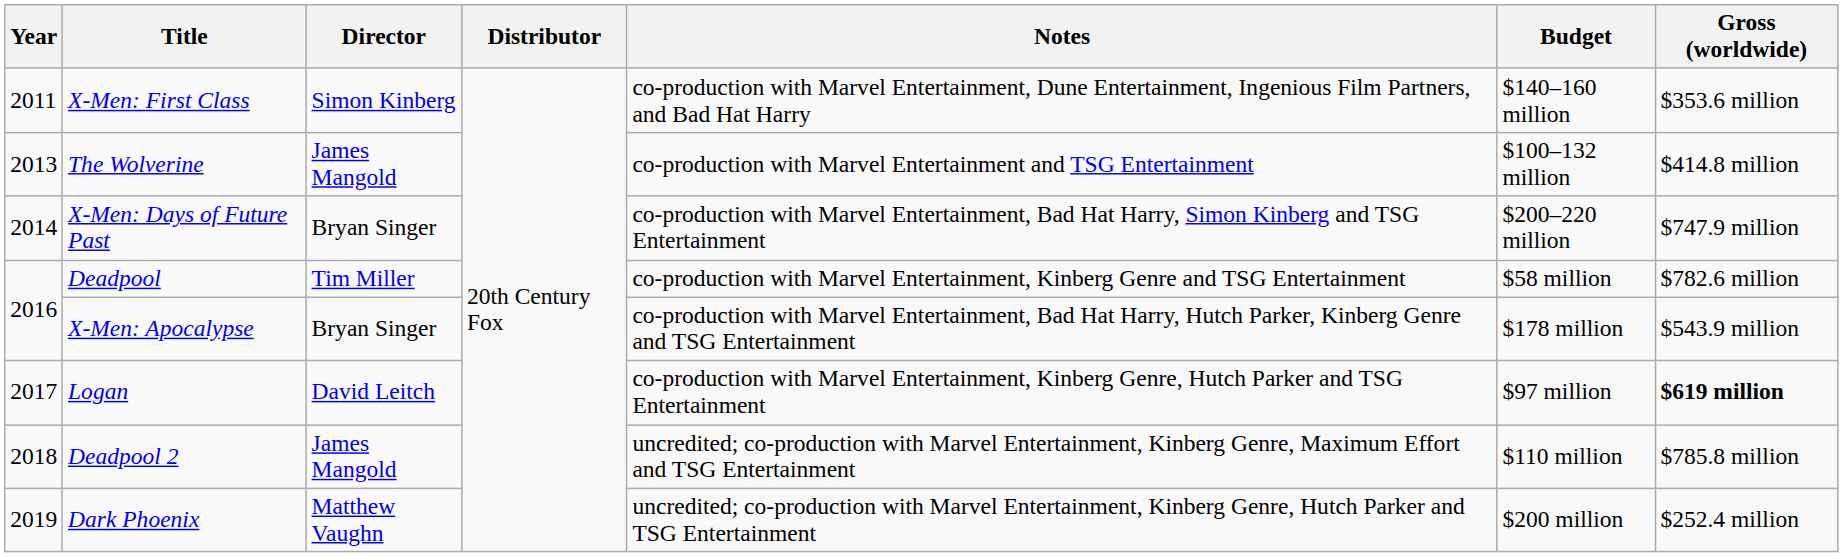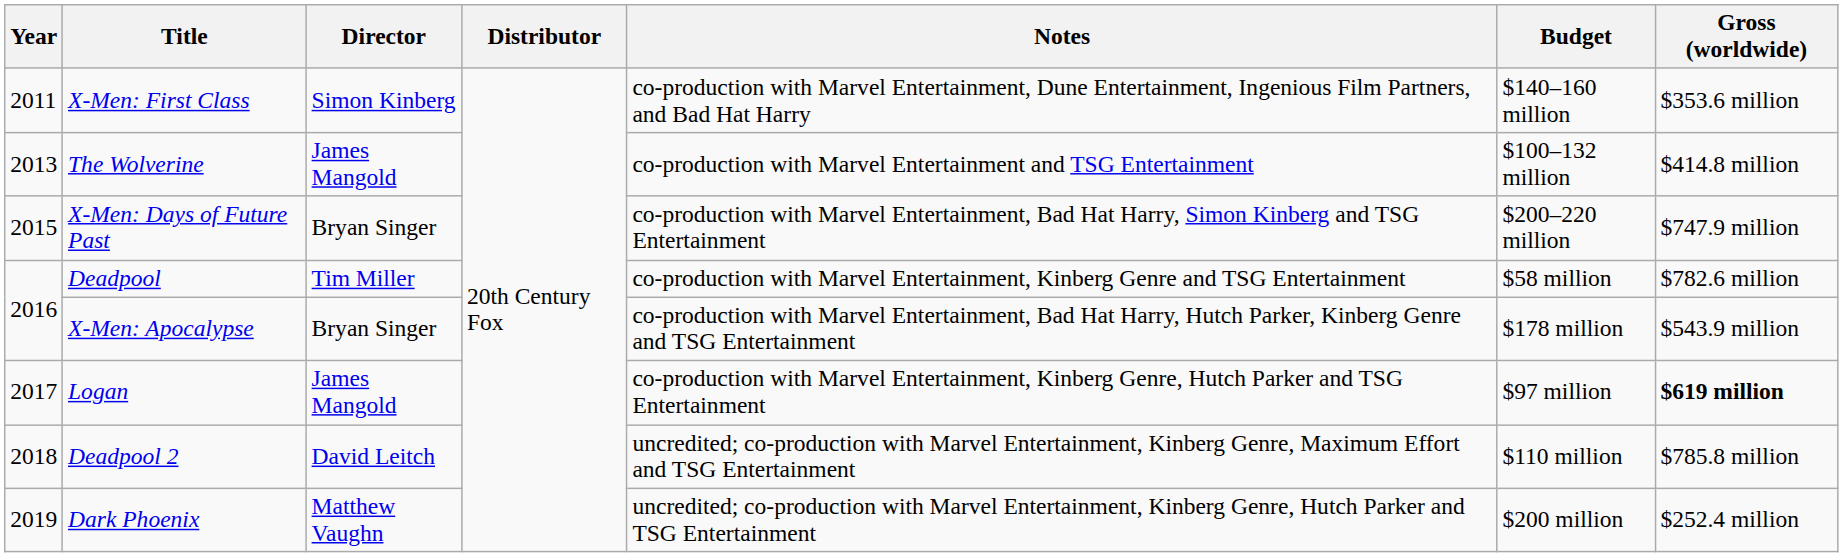(34, 227) 2014 -> (34, 227) 2015
(373, 392) David Leitch -> (354, 392) James Mangold
(354, 456) James Mangold -> (373, 456) David Leitch
